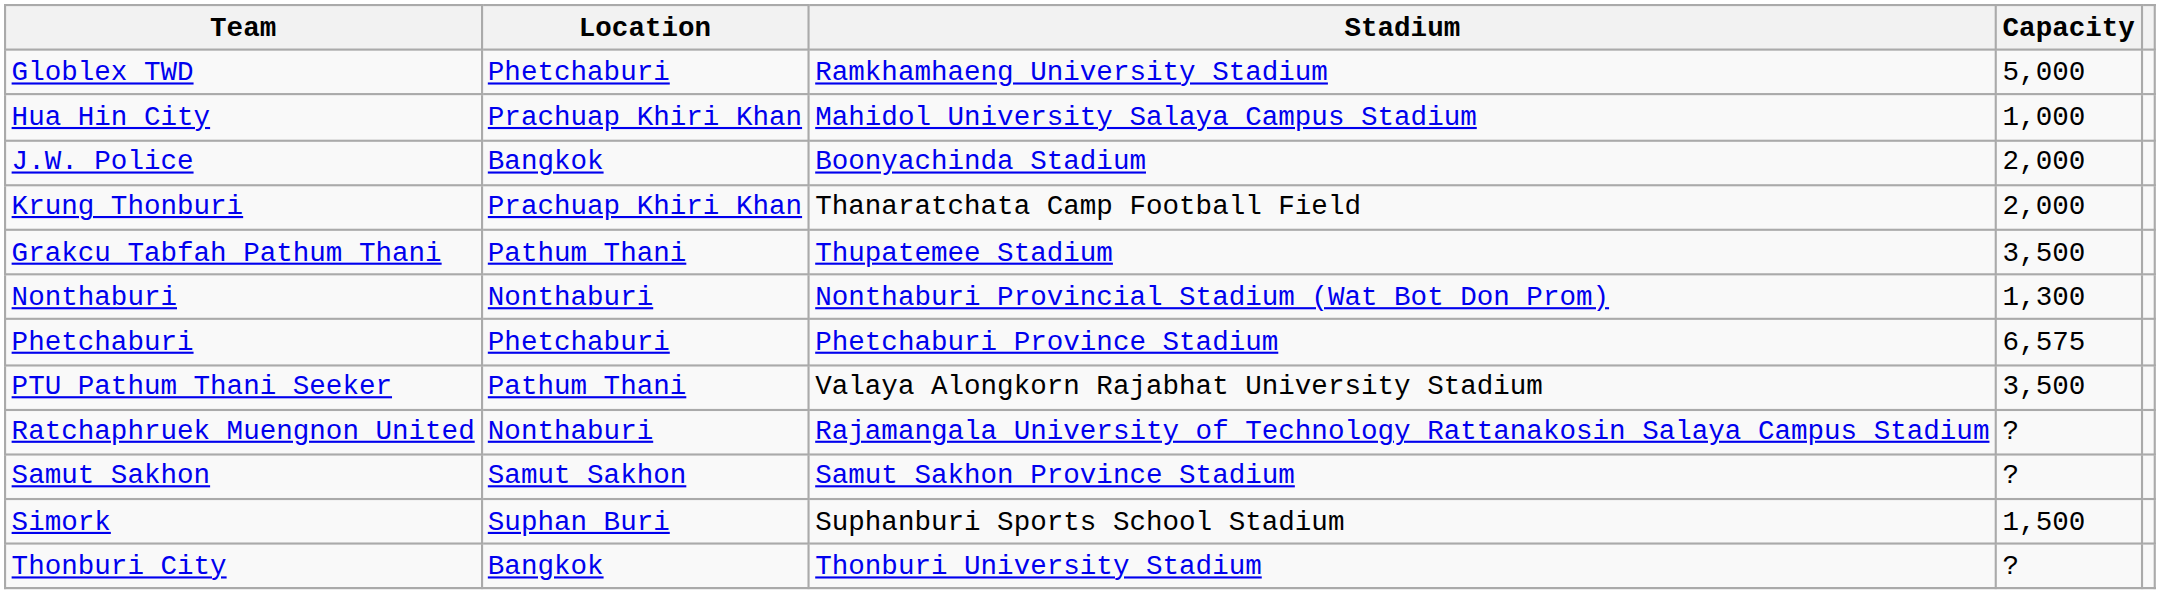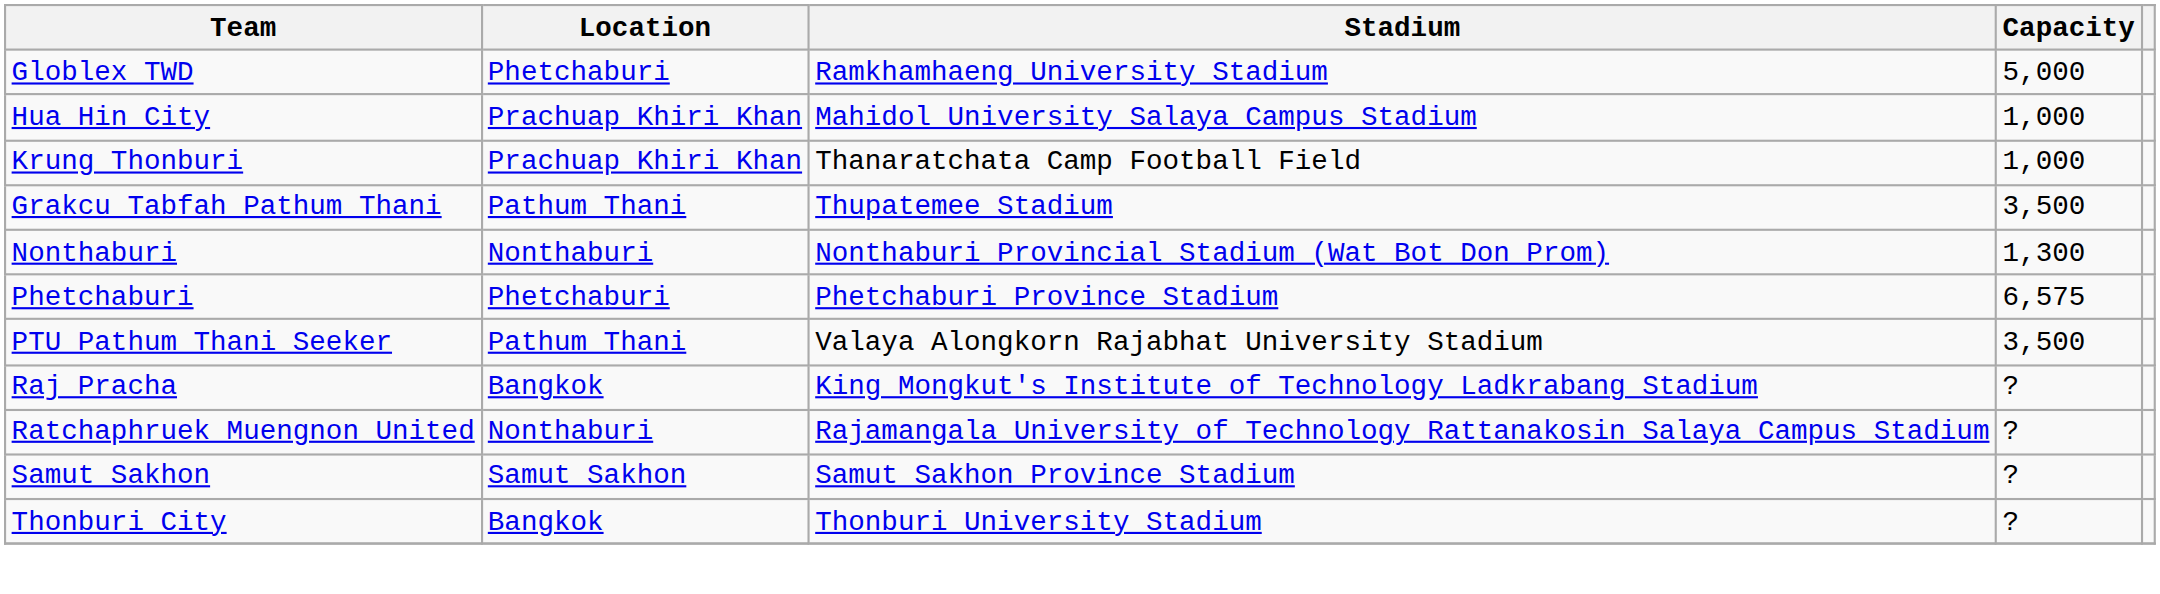- row: (103, 162)
(2044, 207) 2,000 -> (2044, 162) 1,000
+ row: (94, 387)
- row: (61, 522)
